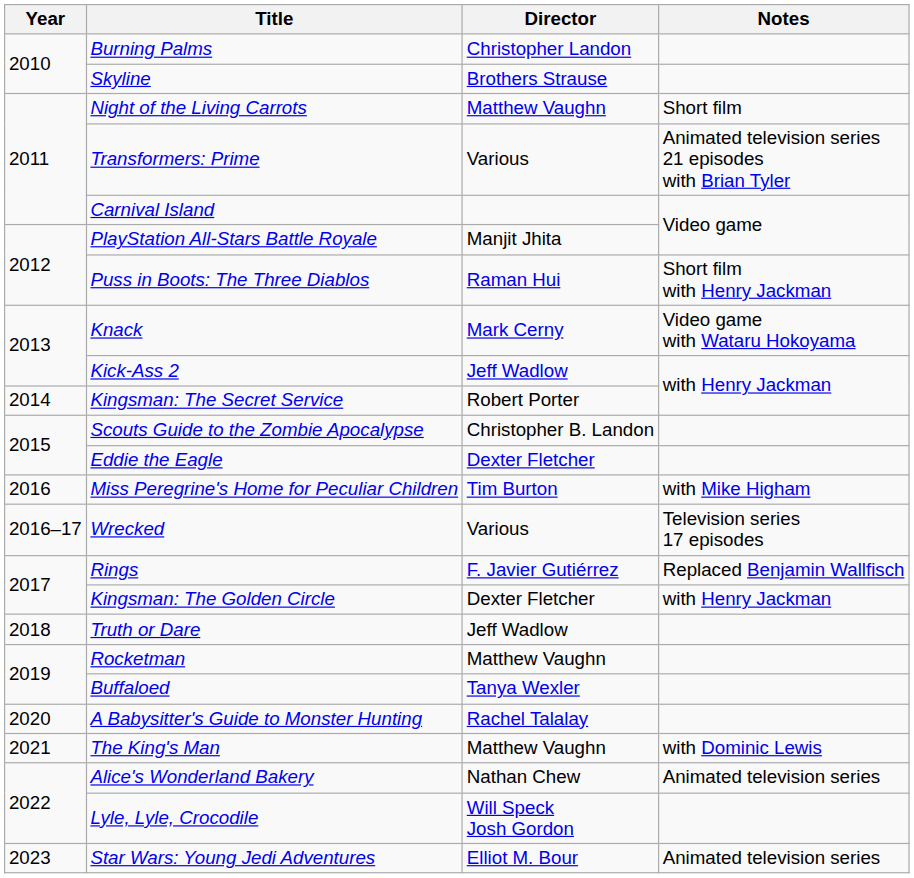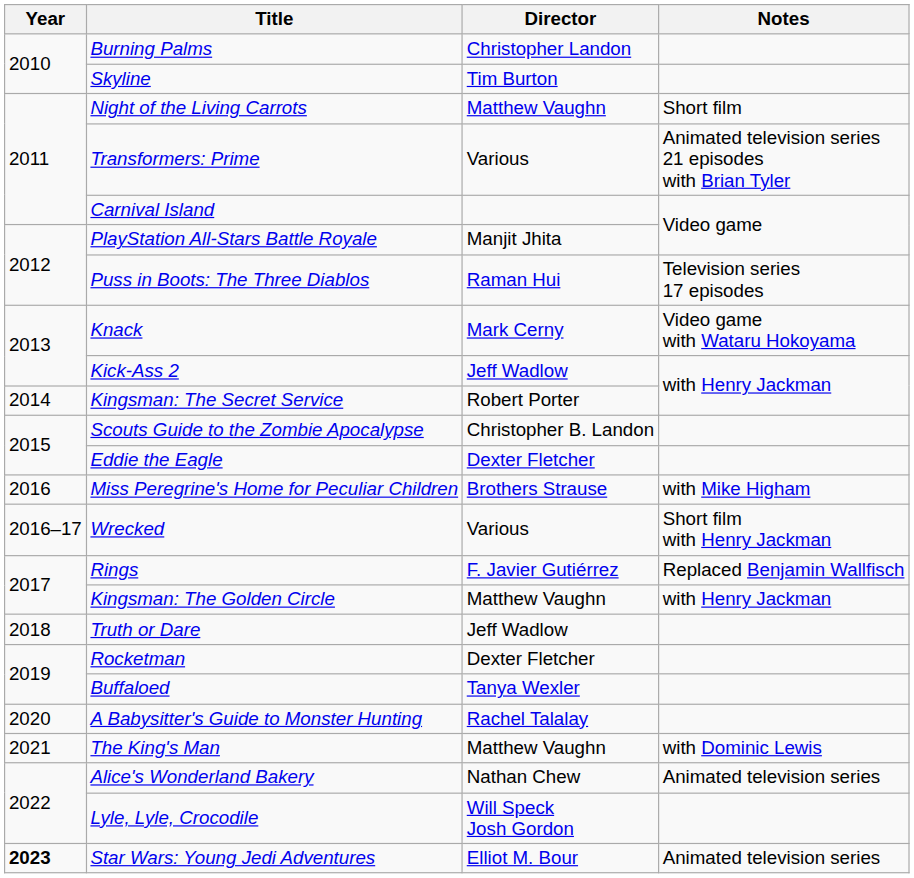(537, 78) Brothers Strause -> (512, 78) Tim Burton
(747, 279) Short film with Henry Jackman -> (731, 279) Television series 17 episodes
(512, 489) Tim Burton -> (537, 489) Brothers Strause
(731, 529) Television series 17 episodes -> (747, 529) Short film with Henry Jackman
(531, 599) Dexter Fletcher -> (536, 599) Matthew Vaughn
(536, 659) Matthew Vaughn -> (531, 659) Dexter Fletcher
(30, 858) normal -> (30, 858) bold
